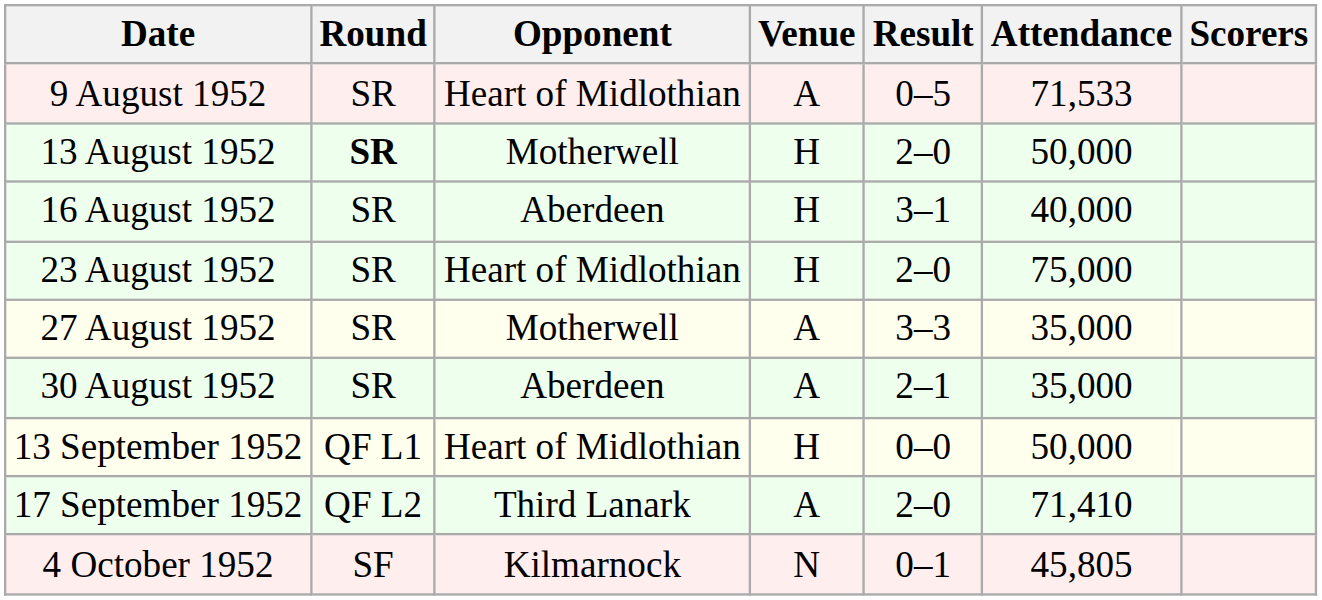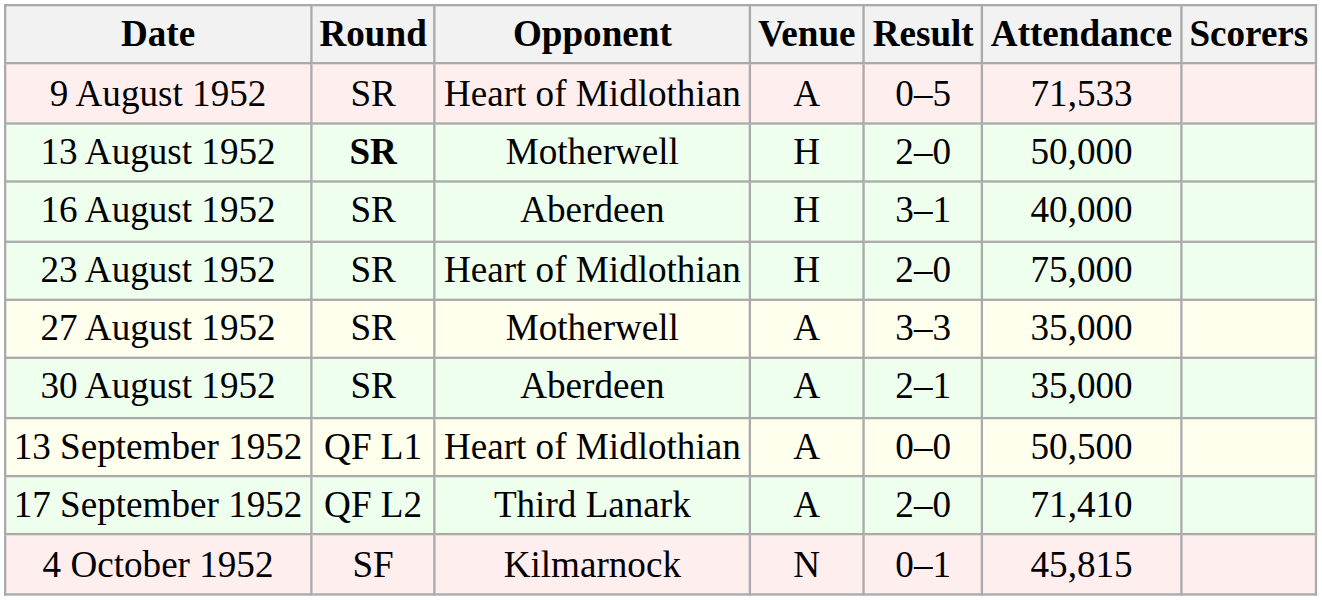(807, 446) H -> (807, 446) A
(1082, 446) 50,000 -> (1082, 446) 50,500
(1082, 563) 45,805 -> (1082, 563) 45,815
